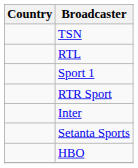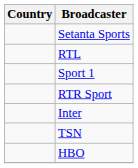rows swapped: (70, 34) <-> (94, 133)
